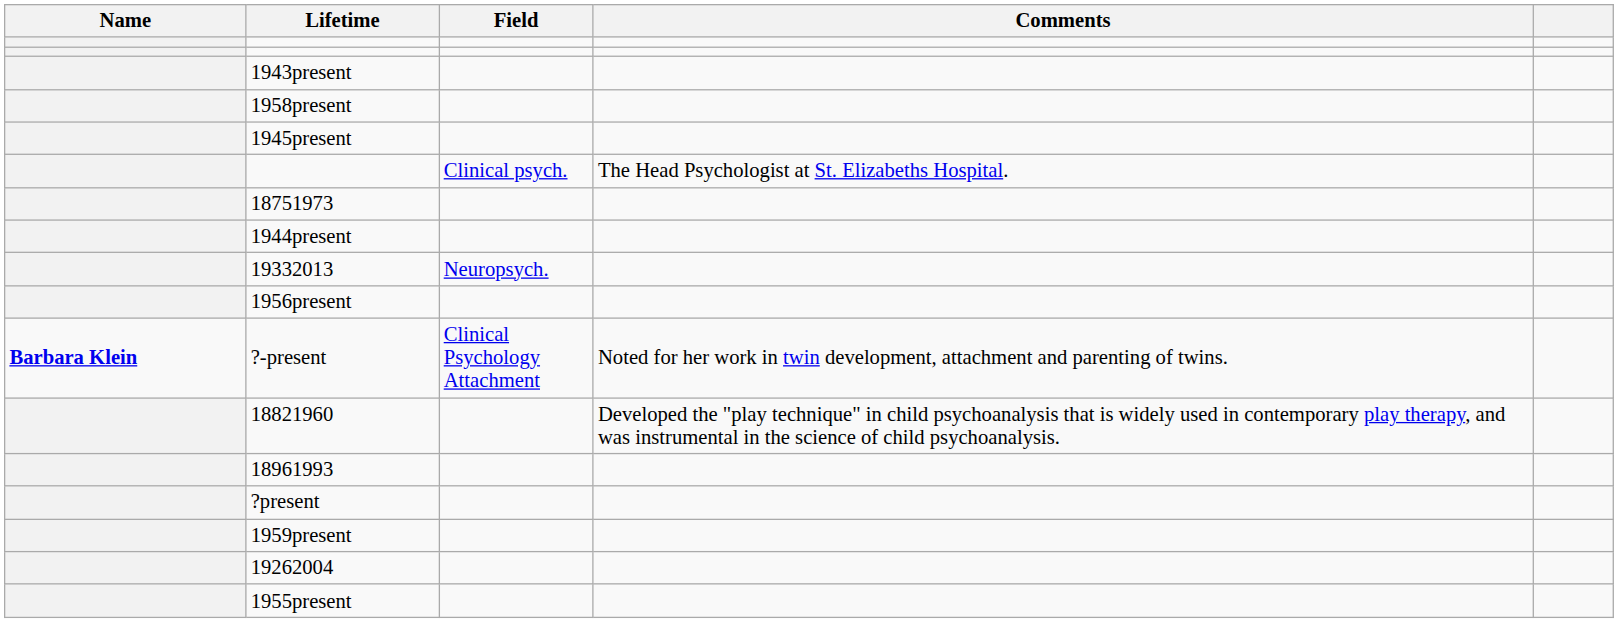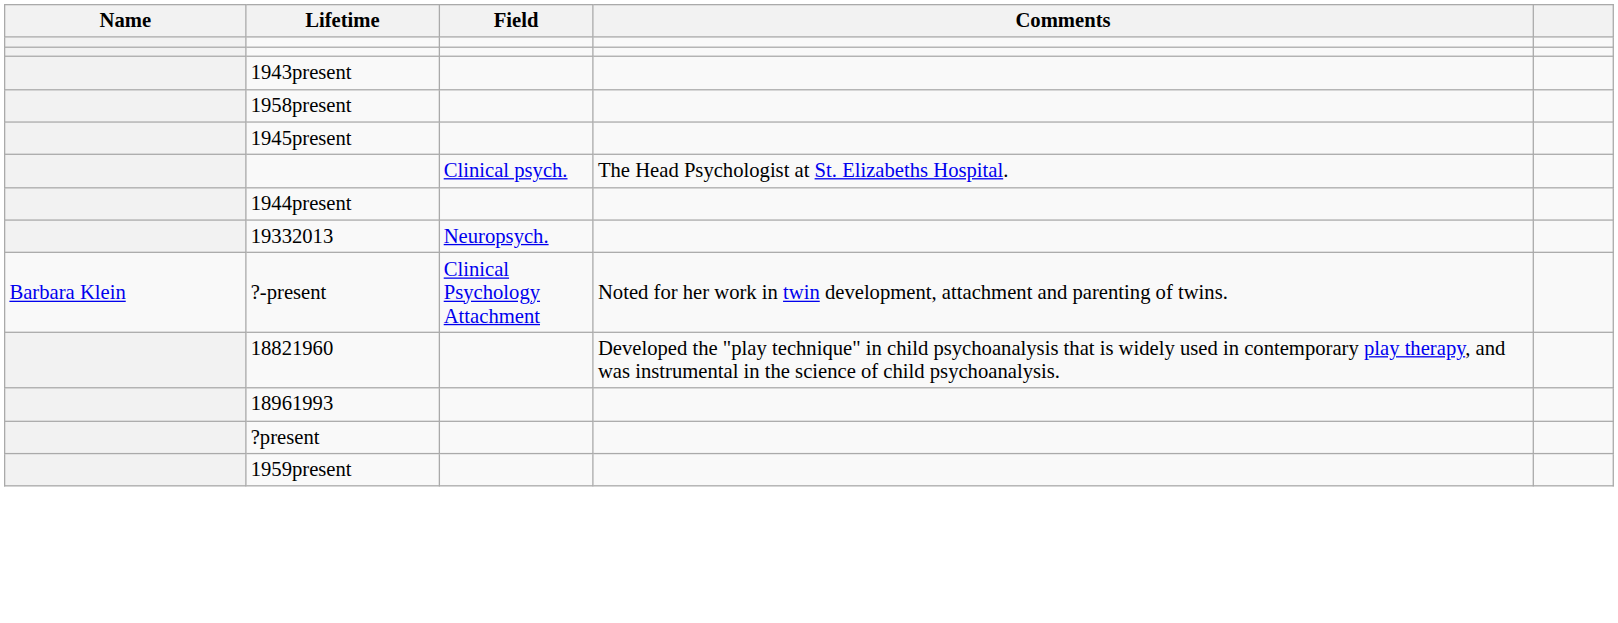- row: (292, 203)
- row: (301, 301)
(73, 357) bold -> (68, 292) normal
- row: (292, 567)
- row: (301, 600)
